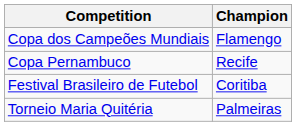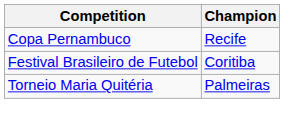- row: (108, 39)
